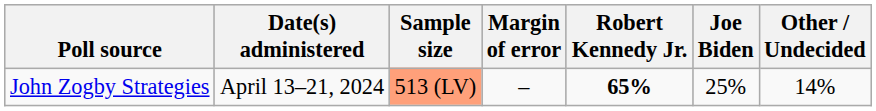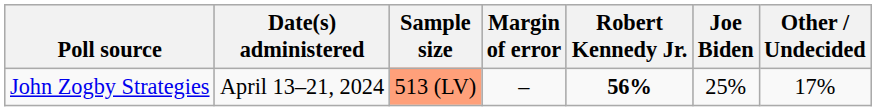(629, 86) 65% -> (629, 86) 56%
(815, 86) 14% -> (815, 86) 17%
